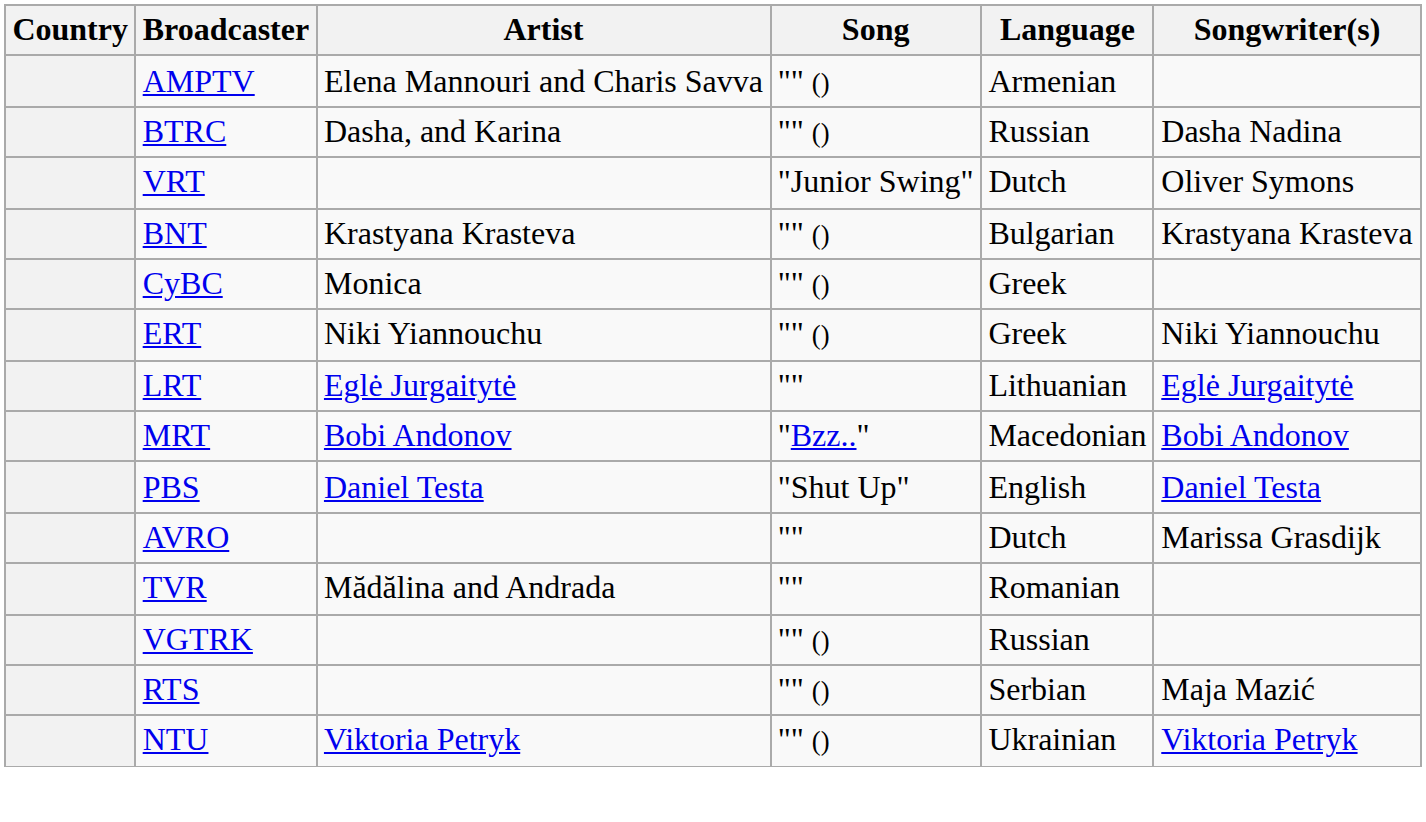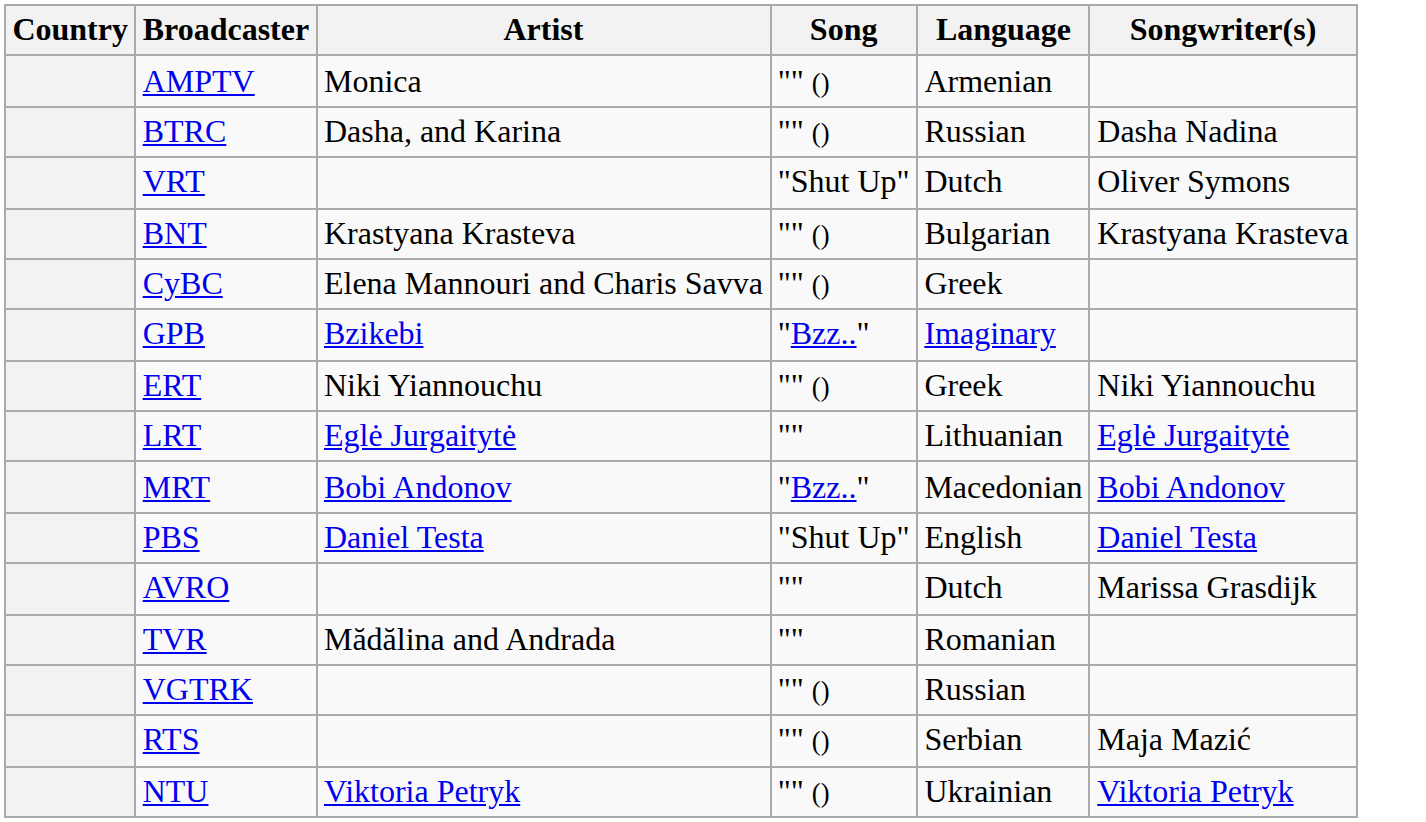(543, 80) Elena Mannouri and Charis Savva -> (373, 80) Monica
(876, 182) "Junior Swing" -> (844, 182) "Shut Up"
(373, 283) Monica -> (543, 283) Elena Mannouri and Charis Savva
+ row: (174, 334)
